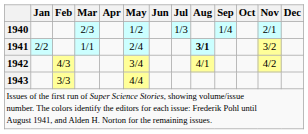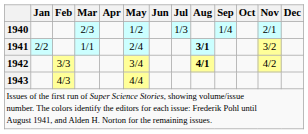(64, 63) 4/3 -> (64, 63) 3/3
(203, 63) normal -> (203, 63) bold
(64, 80) 3/3 -> (64, 80) 4/3
